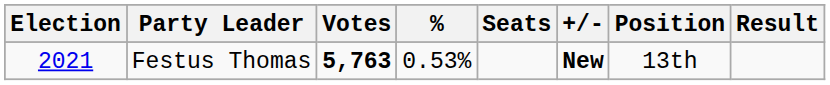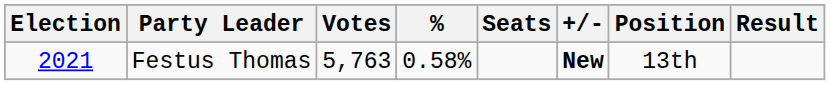(357, 61) bold -> (357, 61) normal
(437, 61) 0.53% -> (437, 61) 0.58%
